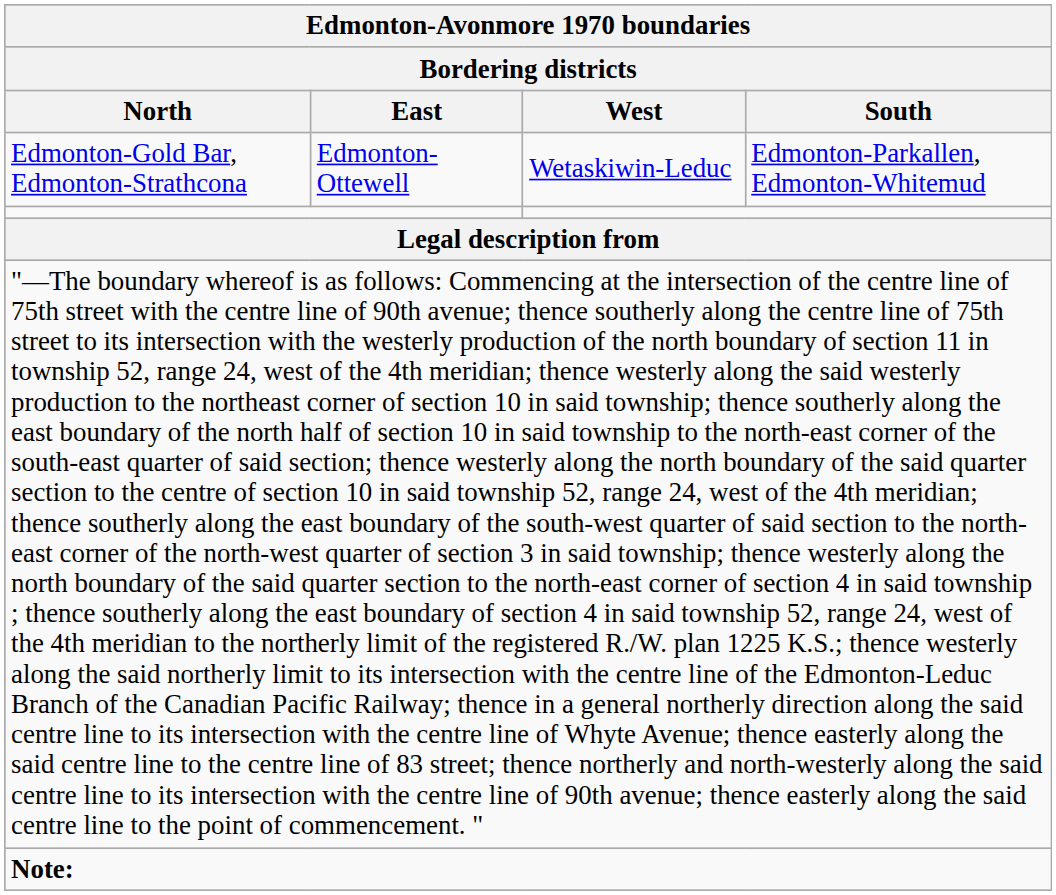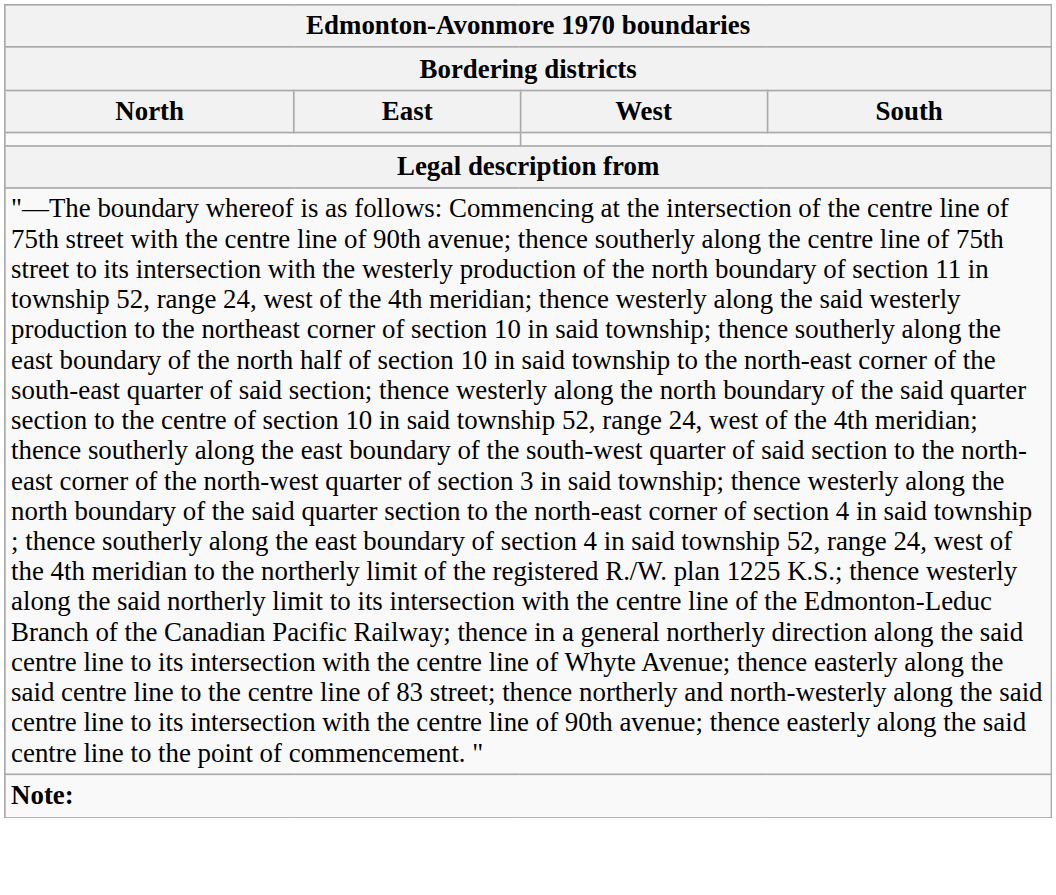- row: (129, 168)
